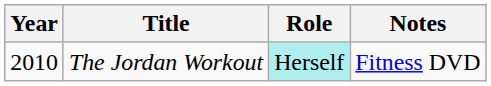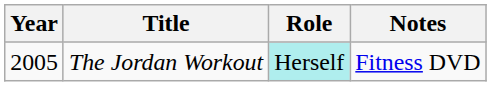(34, 61) 2010 -> (34, 61) 2005
